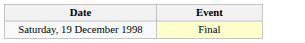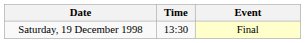+ column: (176, 13)
